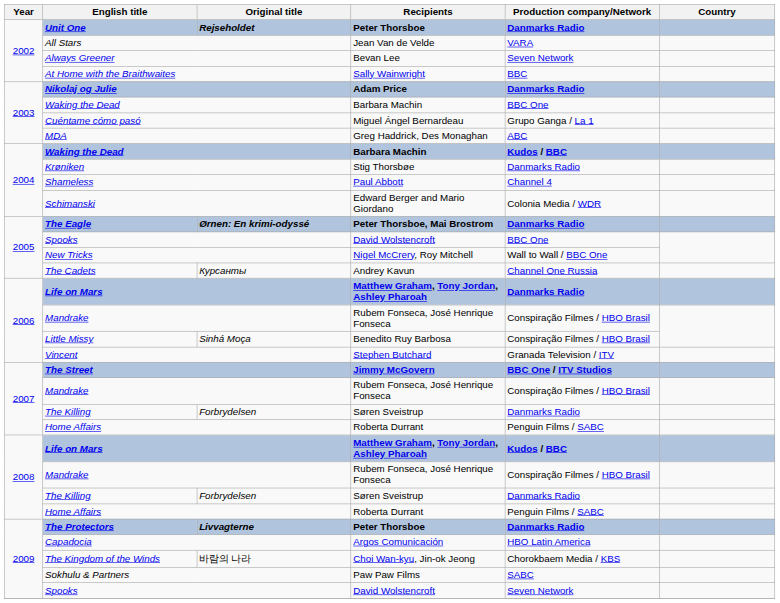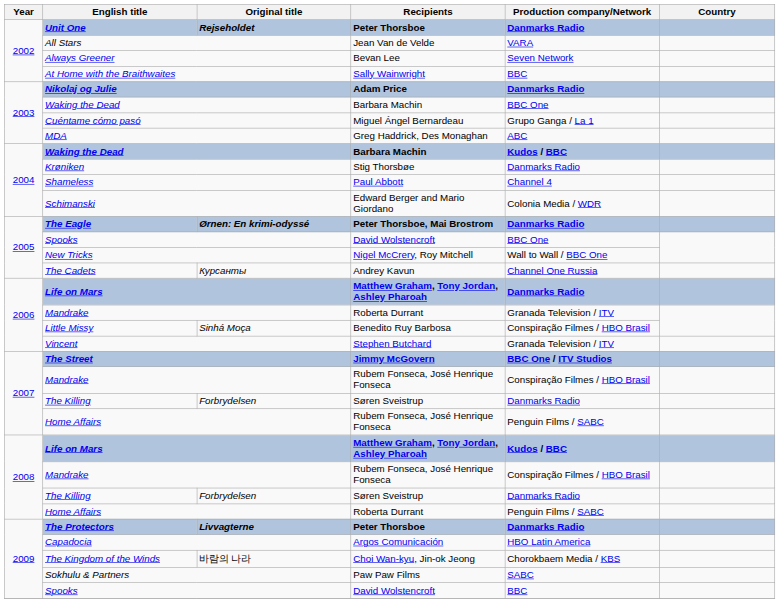(423, 318) Rubem Fonseca, José Henrique Fonseca -> (388, 312) Roberta Durrant
(579, 318) Conspiração Filmes / HBO Brasil -> (561, 312) Granada Television / ITV
(388, 427) Roberta Durrant -> (423, 422) Rubem Fonseca, José Henrique Fonseca
(540, 590) Seven Network -> (517, 590) BBC
